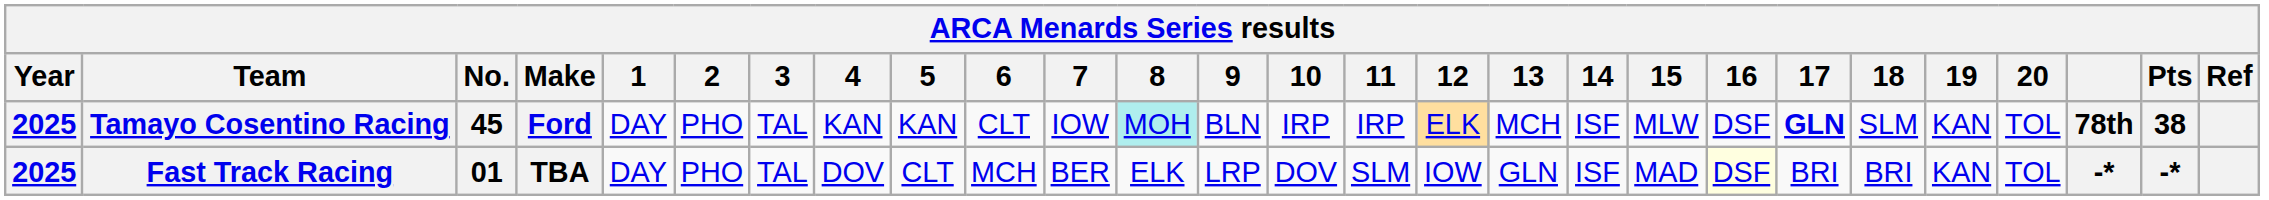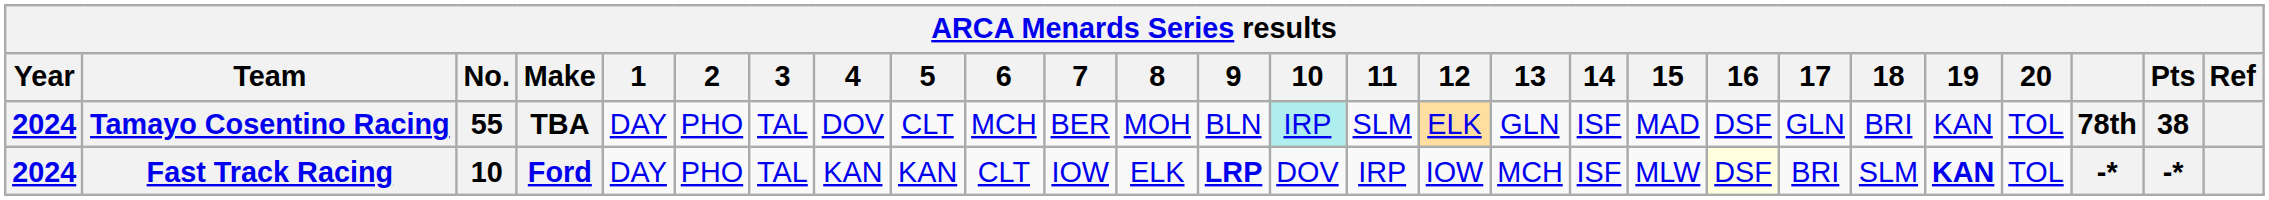(44, 124) 2025 -> (44, 124) 2024
(487, 124) 45 -> (487, 124) 55
(560, 124) Ford -> (560, 124) TBA
(853, 124) KAN -> (853, 124) DOV
(928, 124) KAN -> (928, 124) CLT
(1004, 124) CLT -> (1004, 124) MCH
(1080, 124) IOW -> (1080, 124) BER
(1157, 124) paleturquoise background -> (1157, 124) no background
(1306, 124) no background -> (1307, 124) paleturquoise background
(1381, 124) IRP -> (1382, 124) SLM
(1528, 124) MCH -> (1530, 124) GLN
(1666, 124) MLW -> (1668, 124) MAD
(1815, 124) bold -> (1815, 124) normal
(1888, 124) SLM -> (1888, 124) BRI
(44, 171) 2025 -> (44, 171) 2024
(487, 171) 01 -> (487, 171) 10
(560, 171) TBA -> (560, 171) Ford
(853, 171) DOV -> (853, 171) KAN
(928, 171) CLT -> (928, 171) KAN
(1004, 171) MCH -> (1004, 171) CLT
(1080, 171) BER -> (1080, 171) IOW
(1233, 171) normal -> (1234, 171) bold
(1381, 171) SLM -> (1382, 171) IRP
(1528, 171) GLN -> (1530, 171) MCH
(1666, 171) MAD -> (1668, 171) MLW
(1888, 171) BRI -> (1888, 171) SLM
(1962, 171) normal -> (1963, 171) bold
